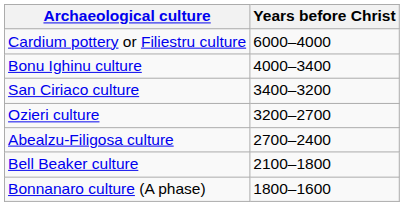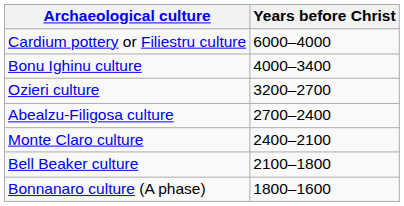- row: (74, 90)
+ row: (76, 139)
